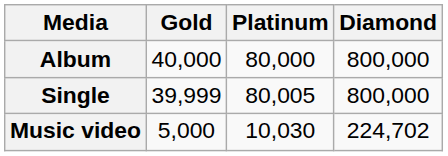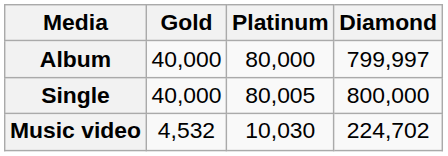(388, 58) 800,000 -> (388, 58) 799,997
(186, 95) 39,999 -> (186, 95) 40,000
(186, 131) 5,000 -> (186, 131) 4,532
